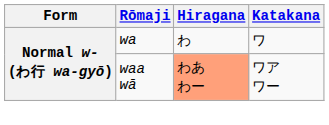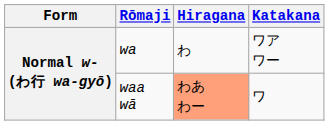(259, 41) ワ -> (266, 51) ワア ワー
(266, 78) ワア ワー -> (259, 97) ワ
